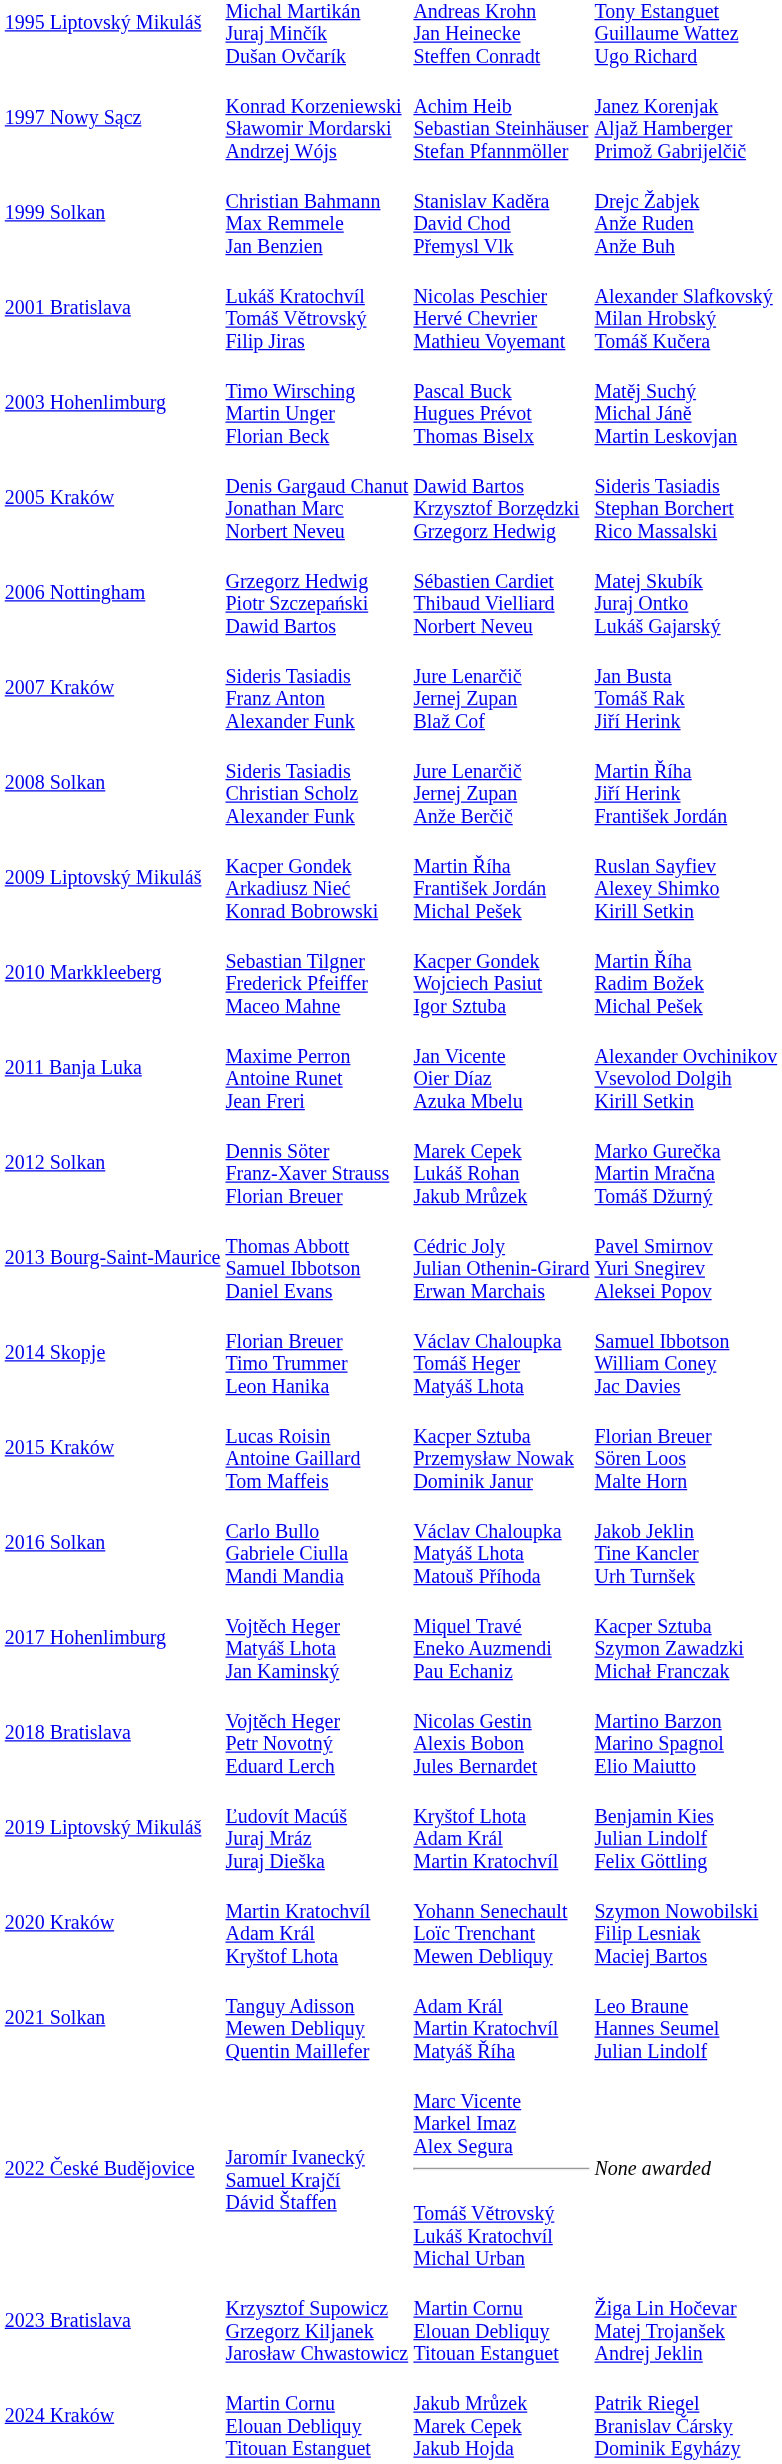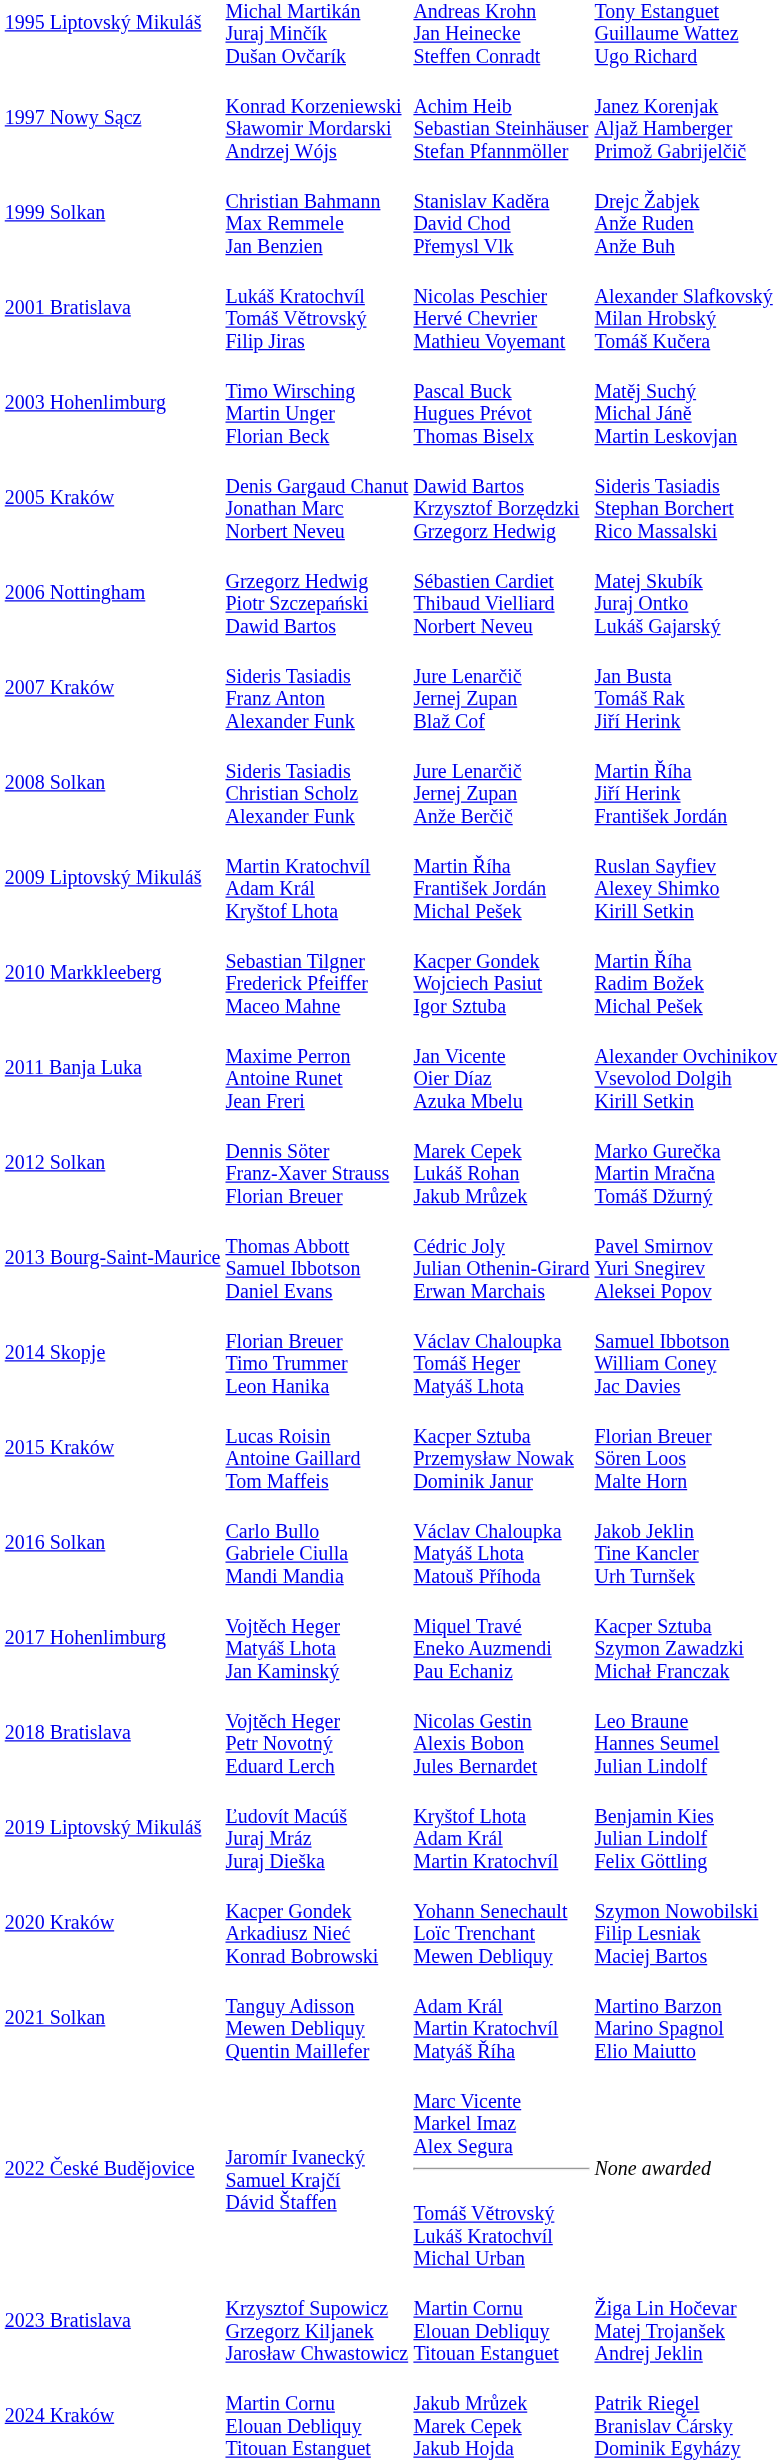(302, 888) Kacper Gondek Arkadiusz Nieć Konrad Bobrowski -> (298, 888) Martin Kratochvíl Adam Král Kryštof Lhota
(659, 1743) Martino Barzon Marino Spagnol Elio Maiutto -> (657, 1743) Leo Braune Hannes Seumel Julian Lindolf
(298, 1933) Martin Kratochvíl Adam Král Kryštof Lhota -> (302, 1933) Kacper Gondek Arkadiusz Nieć Konrad Bobrowski
(657, 2028) Leo Braune Hannes Seumel Julian Lindolf -> (659, 2028) Martino Barzon Marino Spagnol Elio Maiutto
